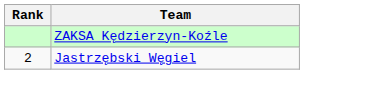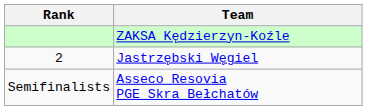+ row: (187, 87)
